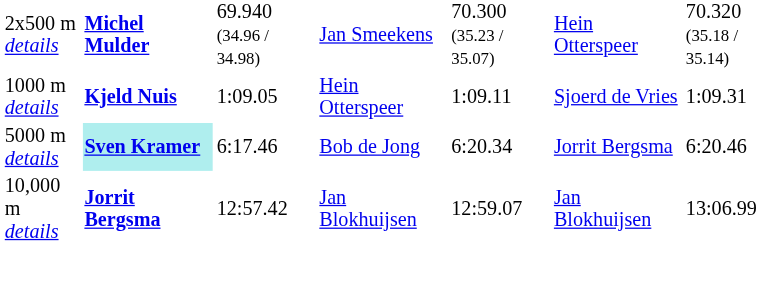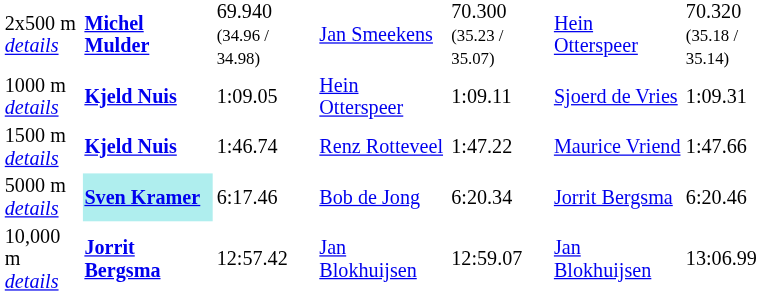+ row: (35, 146)
